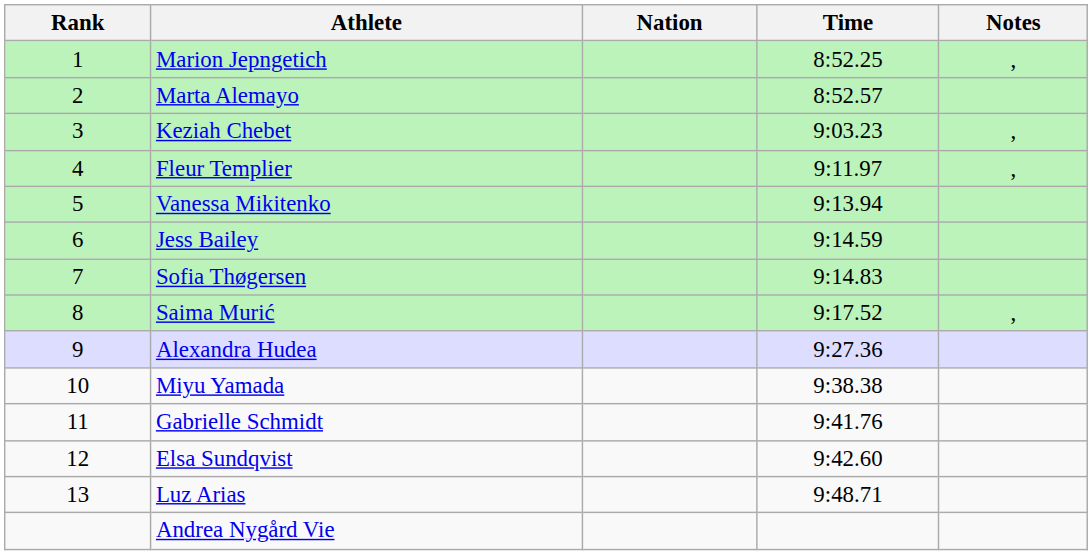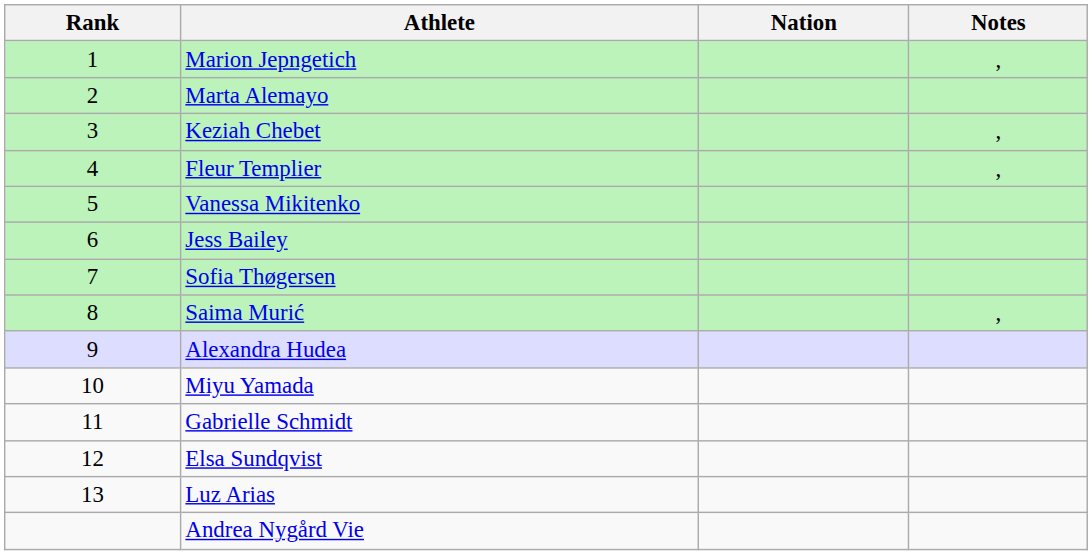- column: (848, 22)
